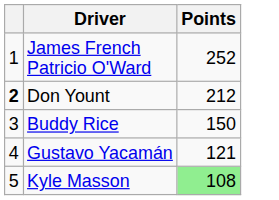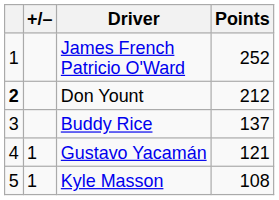+ column: (40, 19)
(221, 124) 150 -> (255, 124) 137
(221, 181) lightgreen background -> (255, 181) no background
